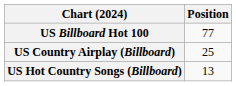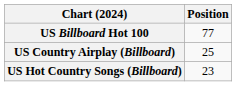(208, 71) 13 -> (208, 71) 23
